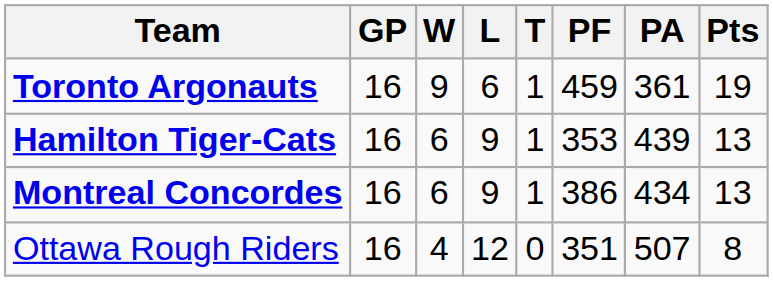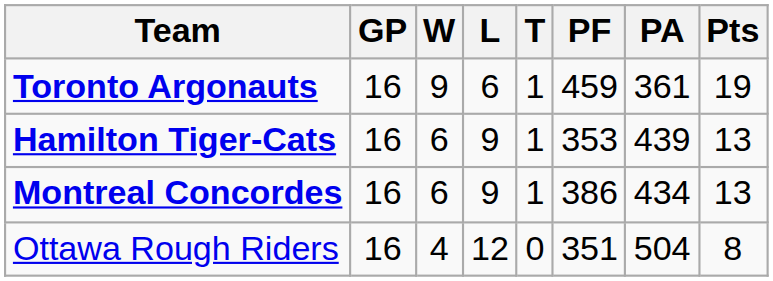(662, 247) 507 -> (662, 247) 504
